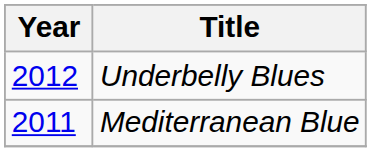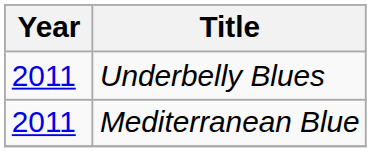(45, 75) 2012 -> (44, 75) 2011
